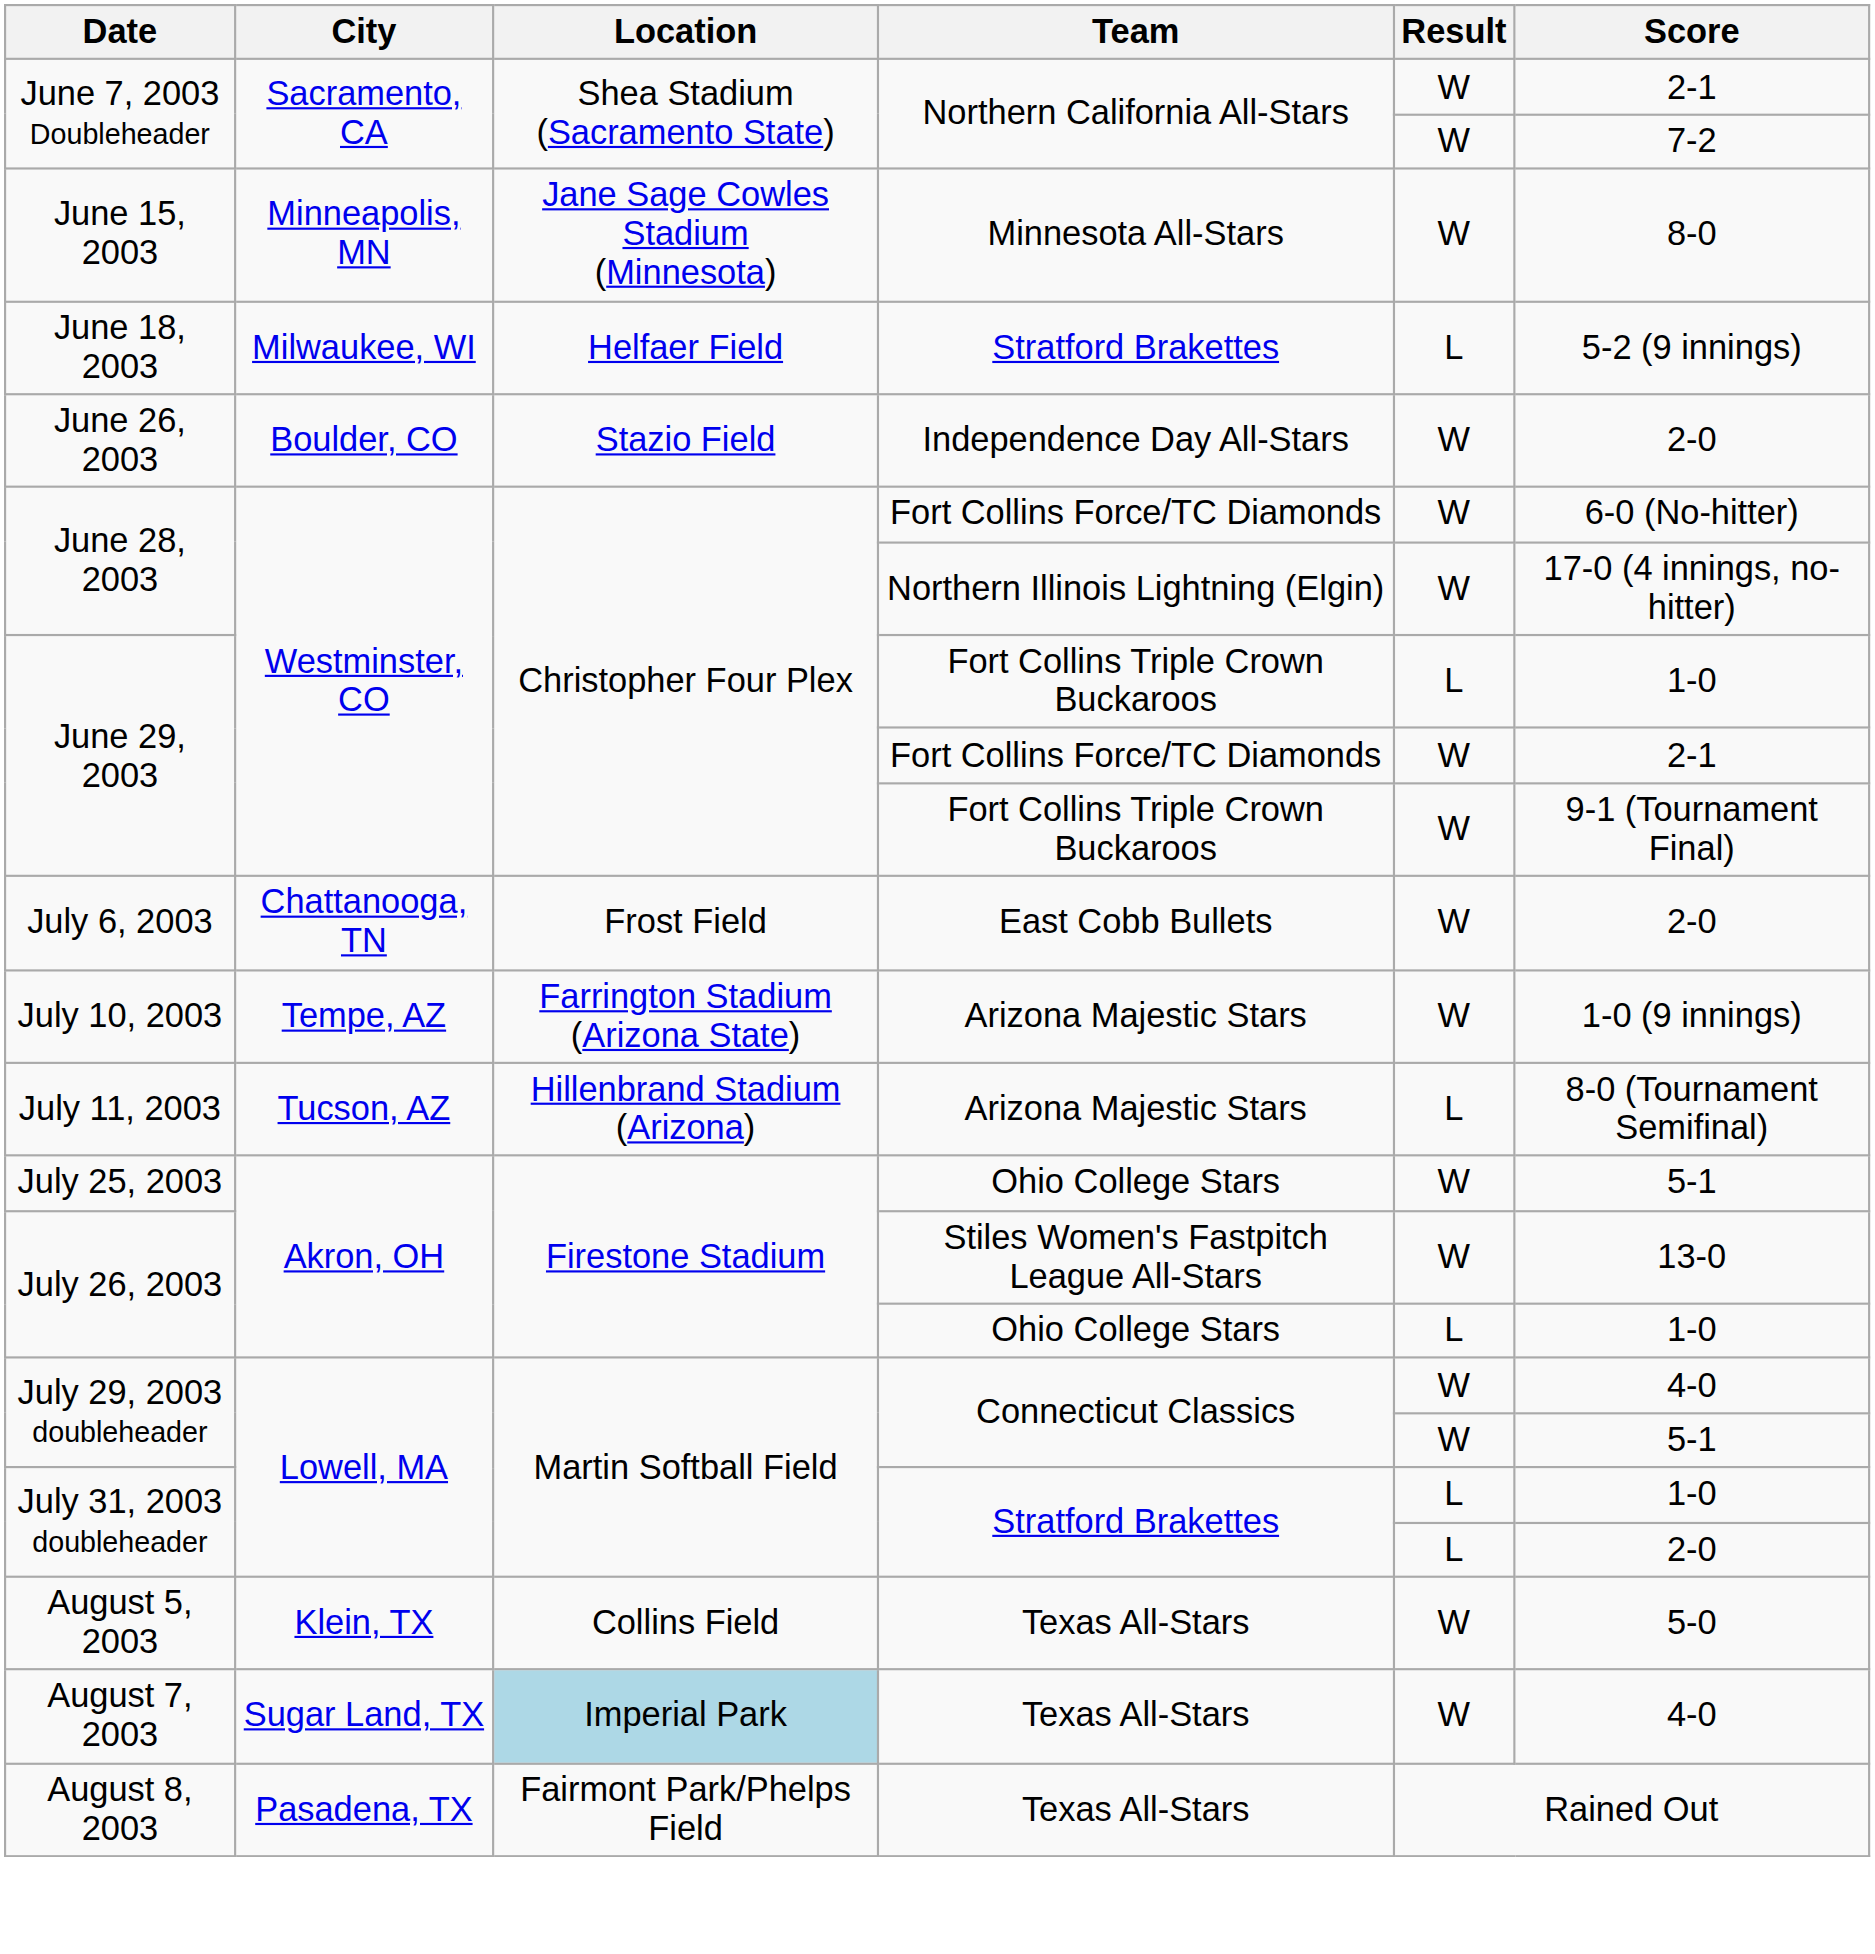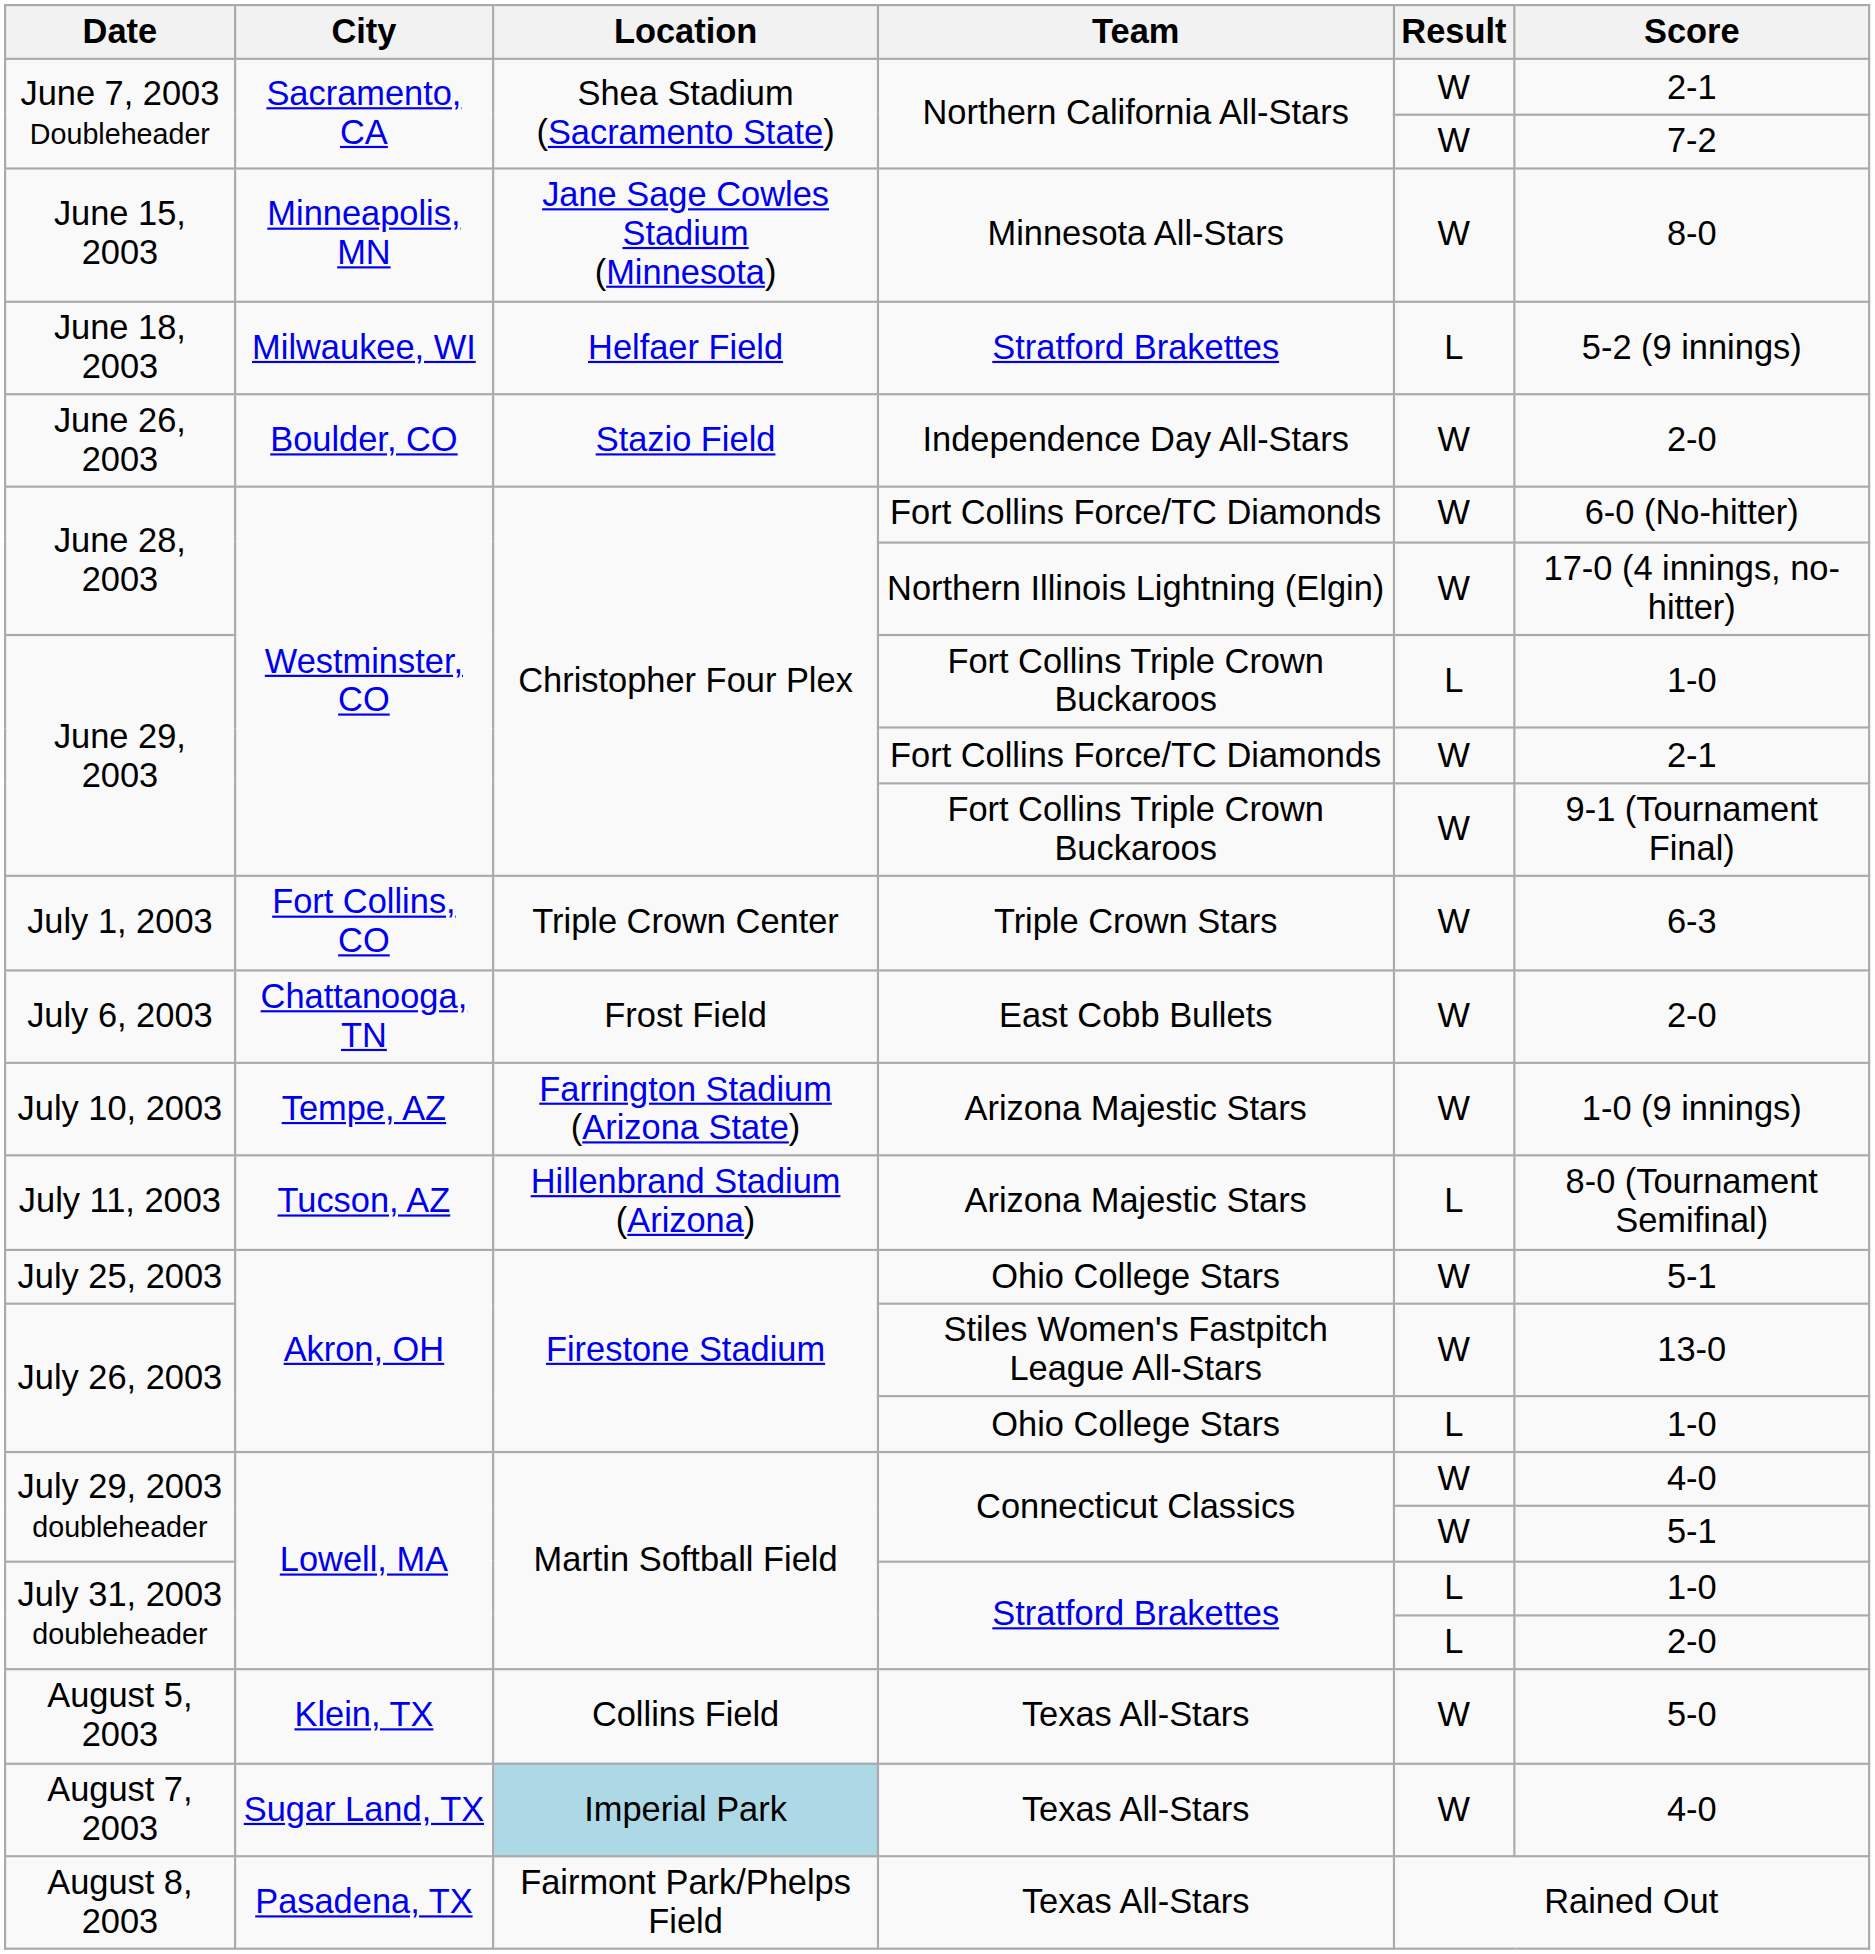+ row: (120, 922)
